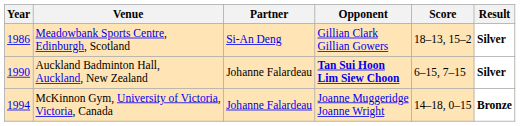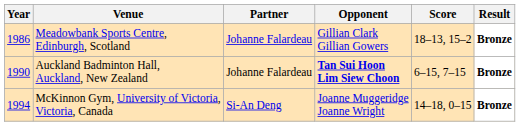(254, 40) Si-An Deng -> (269, 40) Johanne Falardeau
(491, 40) Silver -> (495, 40) Bronze
(491, 72) Silver -> (495, 72) Bronze
(269, 105) Johanne Falardeau -> (254, 105) Si-An Deng
